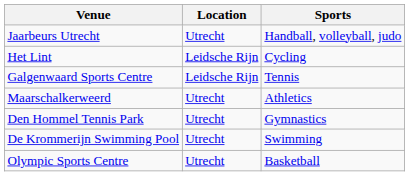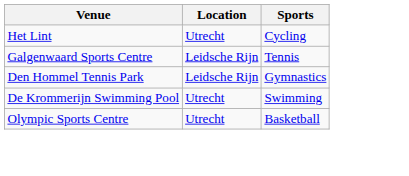- row: (54, 35)
(222, 56) Leidsche Rijn -> (205, 35) Utrecht
- row: (59, 98)
(205, 118) Utrecht -> (222, 77) Leidsche Rijn
